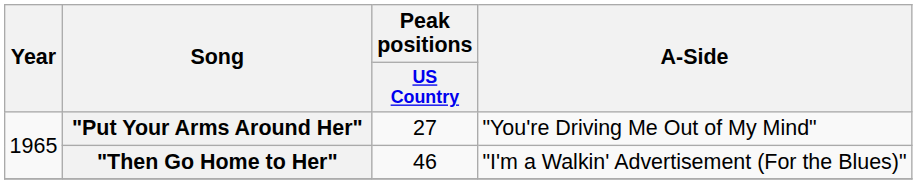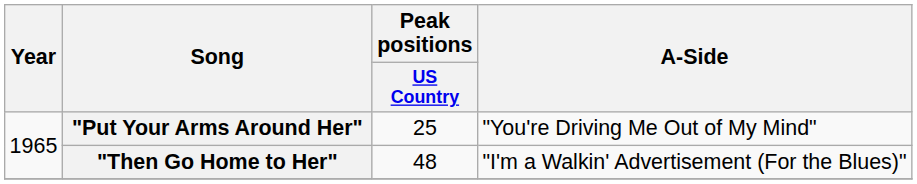(425, 128) 27 -> (425, 128) 25
(425, 162) 46 -> (425, 162) 48
